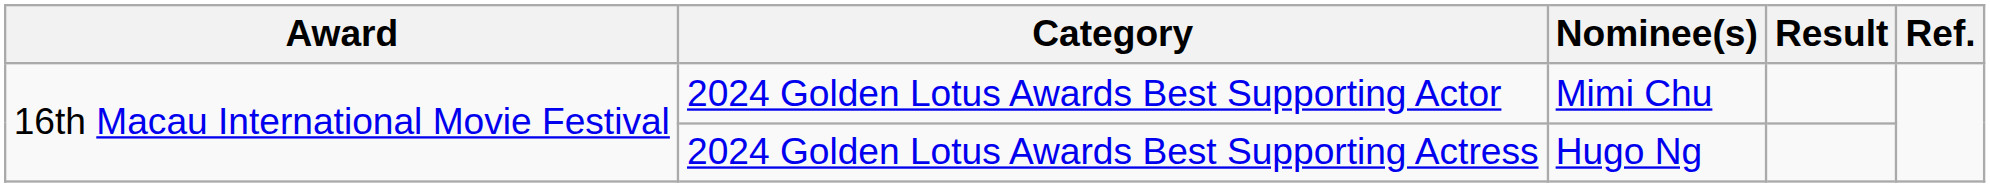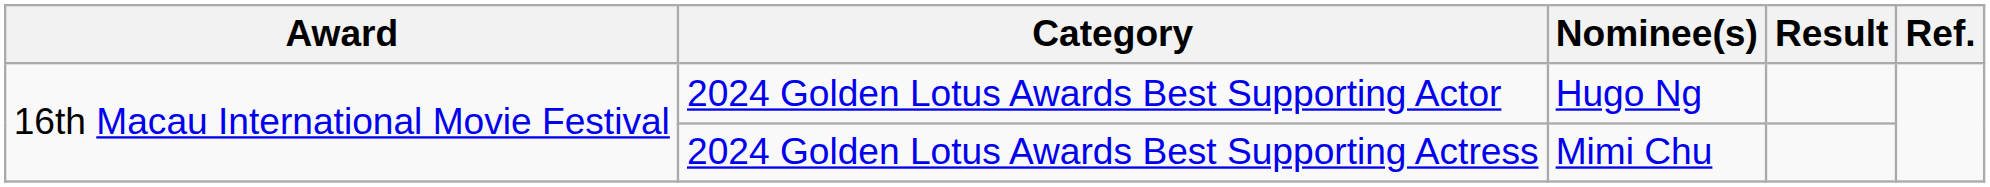(1634, 92) Mimi Chu -> (1629, 92) Hugo Ng
(1629, 151) Hugo Ng -> (1634, 151) Mimi Chu
